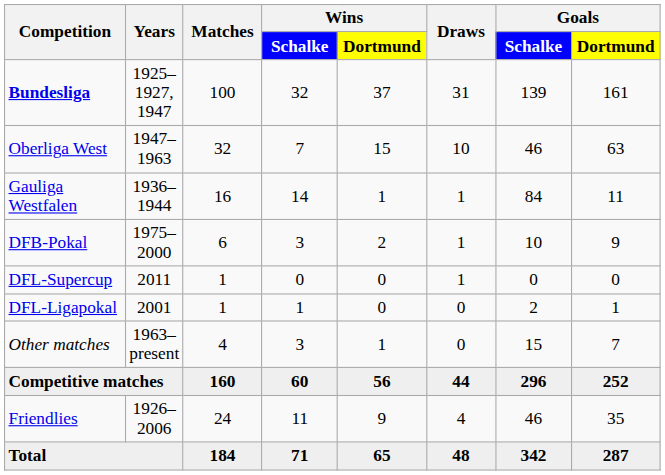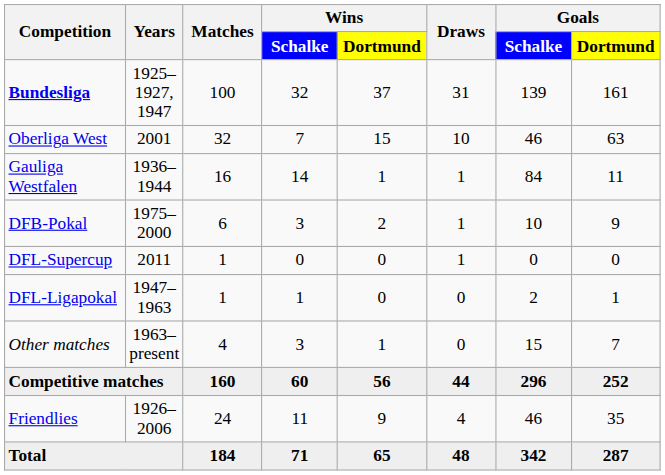(154, 149) 1947–1963 -> (154, 139) 2001
(154, 307) 2001 -> (154, 297) 1947–1963
